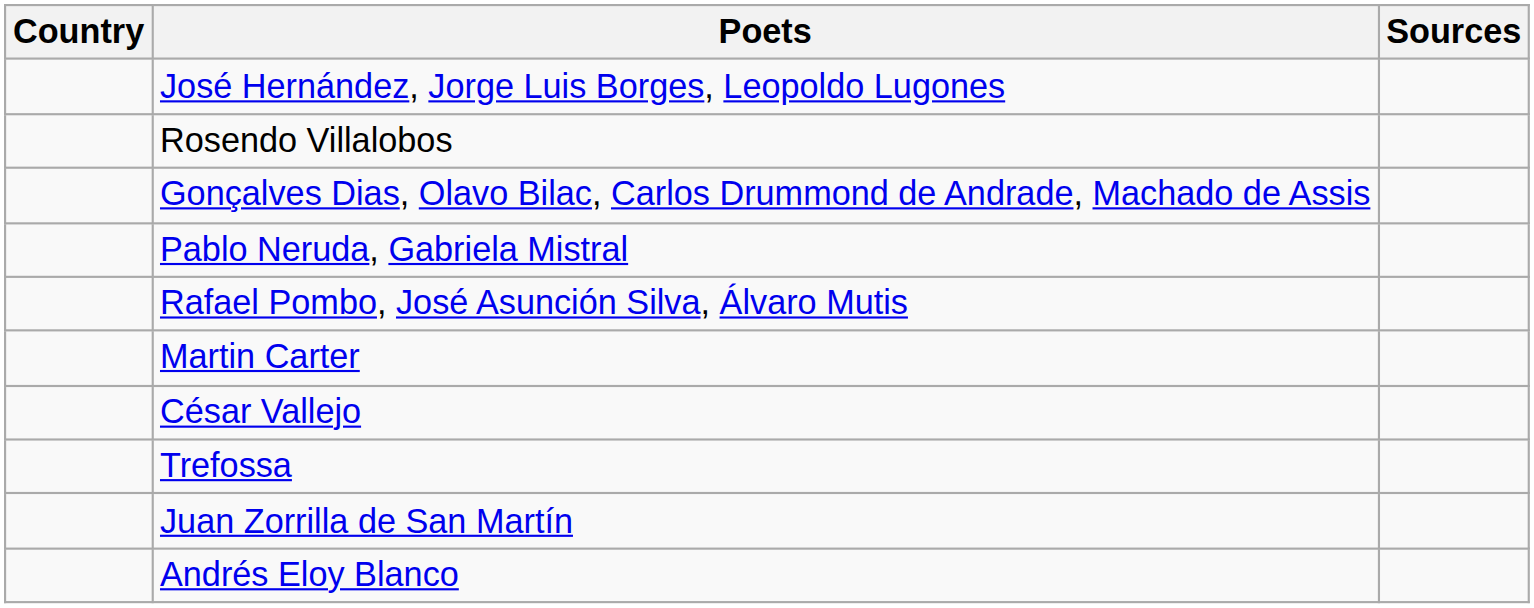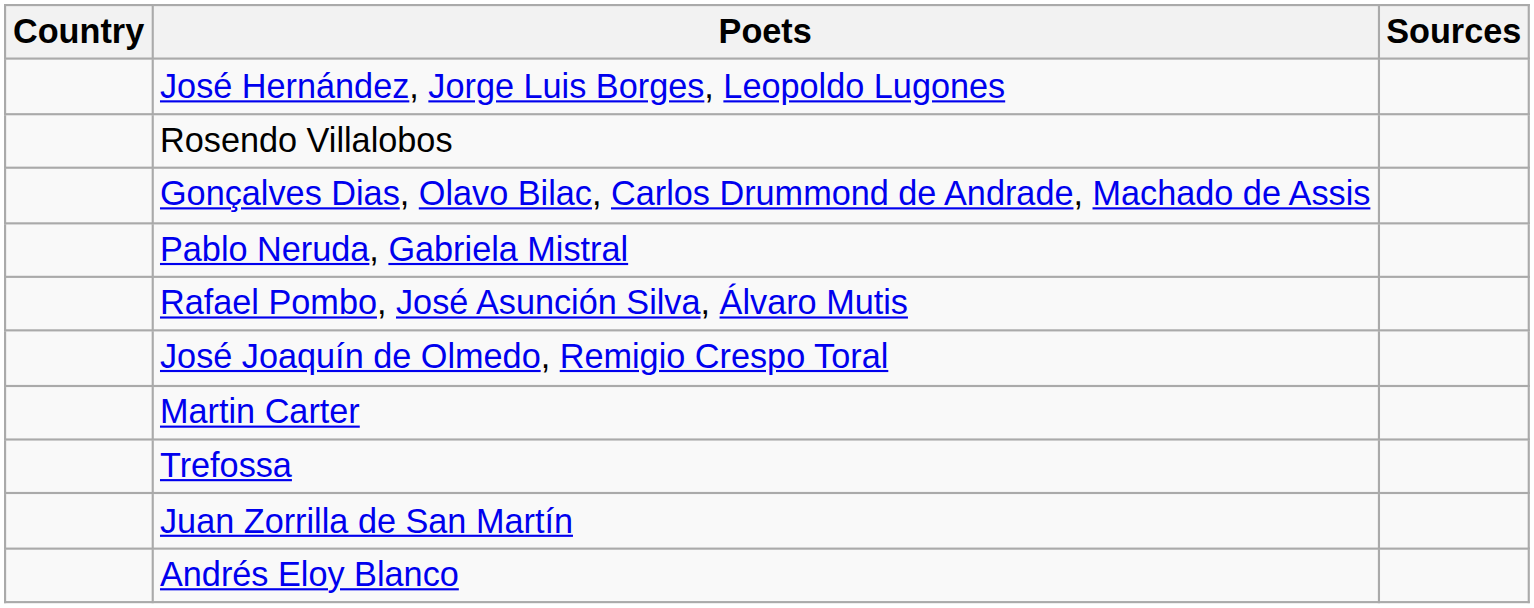+ row: (524, 357)
- row: (261, 411)
